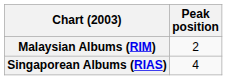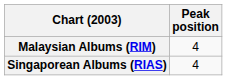(196, 46) 2 -> (196, 46) 4
